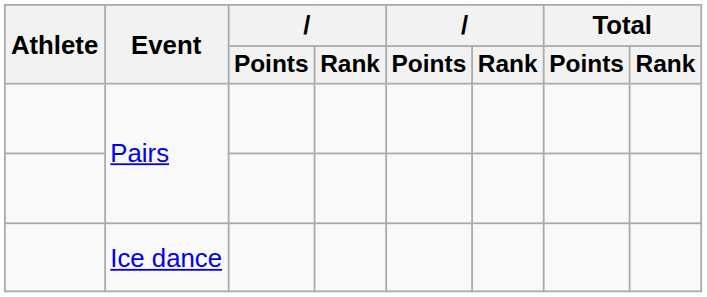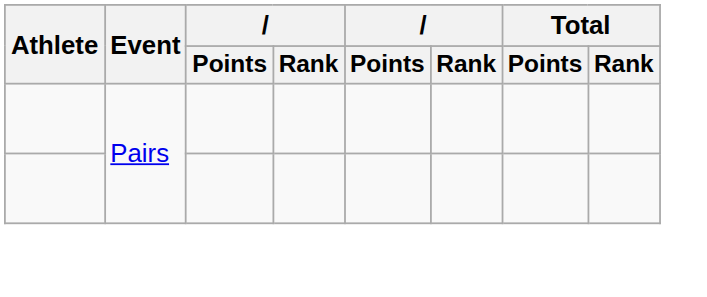- row: (55, 258)
